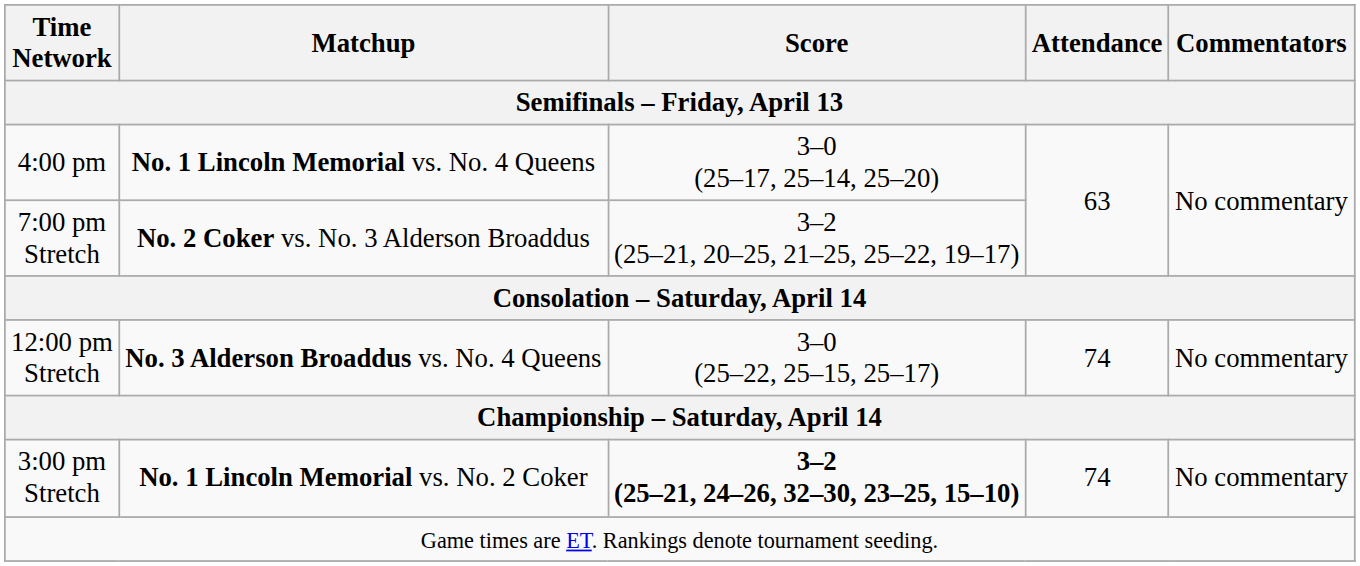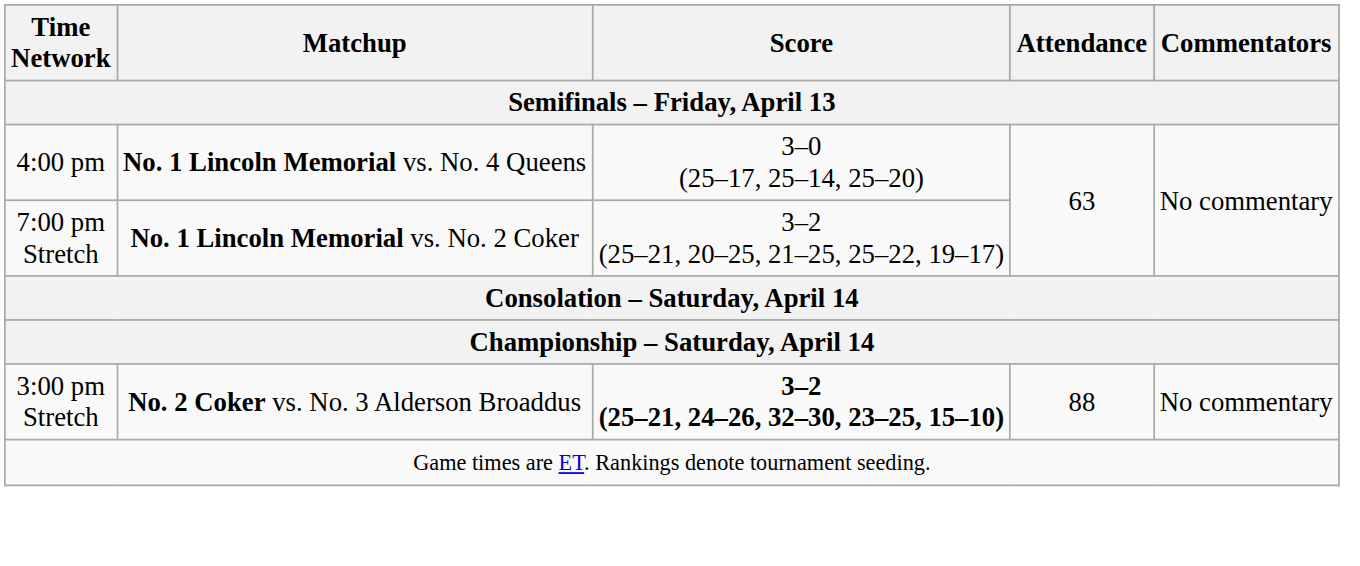(363, 238) No. 2 Coker vs. No. 3 Alderson Broaddus -> (355, 238) No. 1 Lincoln Memorial vs. No. 2 Coker
- row: (62, 358)
(363, 478) No. 1 Lincoln Memorial vs. No. 2 Coker -> (355, 402) No. 2 Coker vs. No. 3 Alderson Broaddus
(1097, 478) 74 -> (1082, 402) 88
